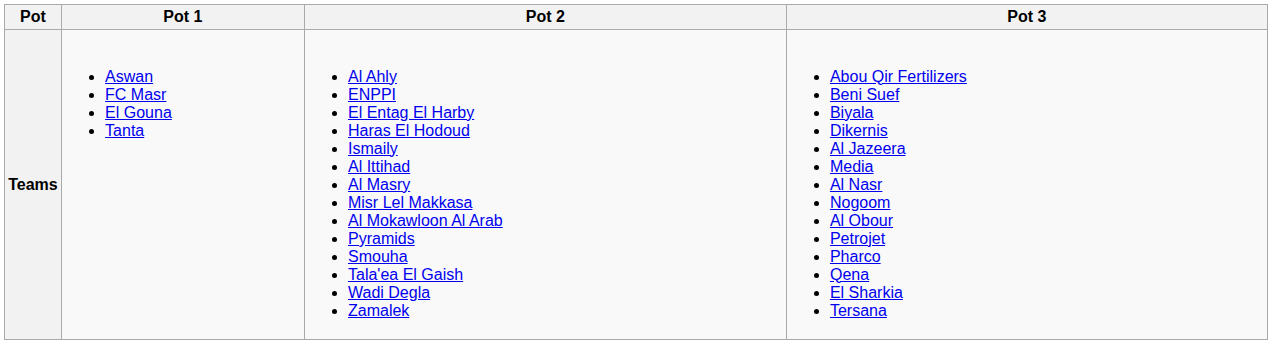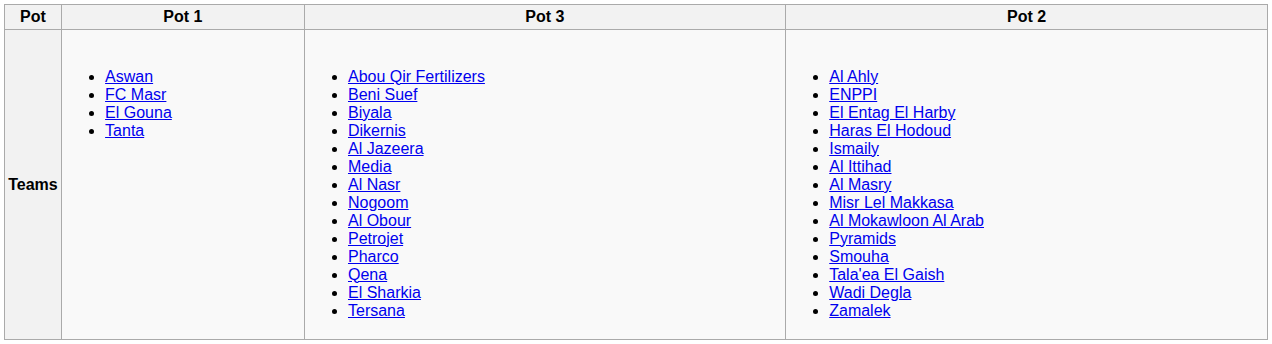columns swapped: (545, 17) <-> (1027, 17)
